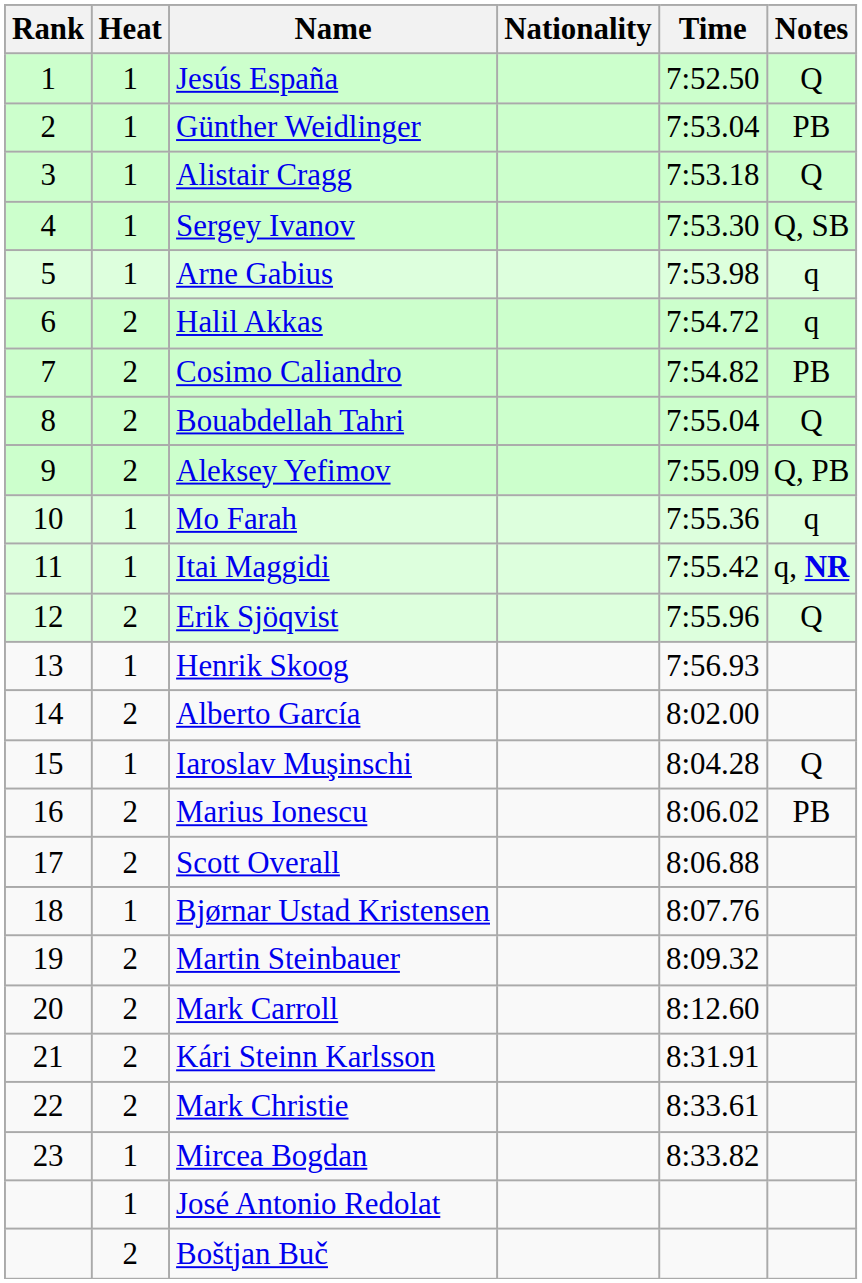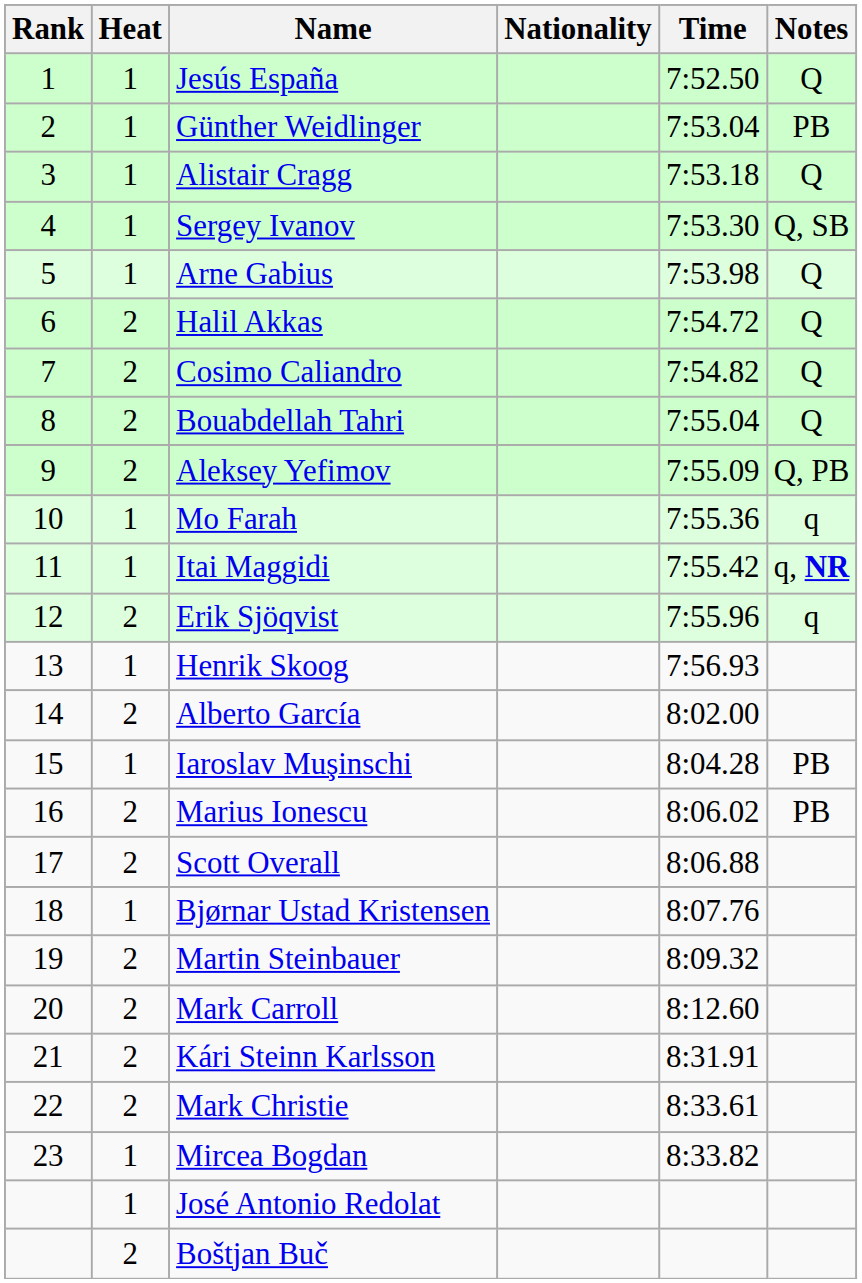(812, 273) q -> (812, 273) Q
(812, 322) q -> (812, 322) Q
(812, 371) PB -> (812, 371) Q
(812, 616) Q -> (812, 616) q
(812, 763) Q -> (812, 763) PB
